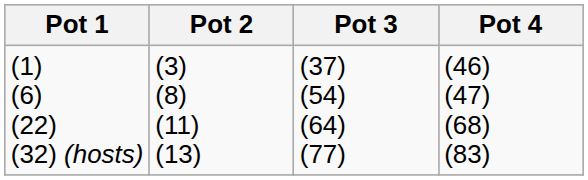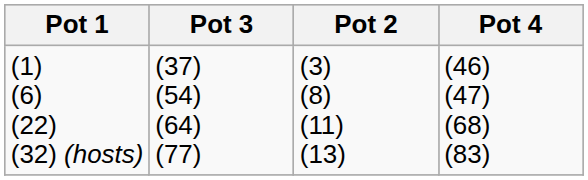columns swapped: (222, 25) <-> (366, 25)
